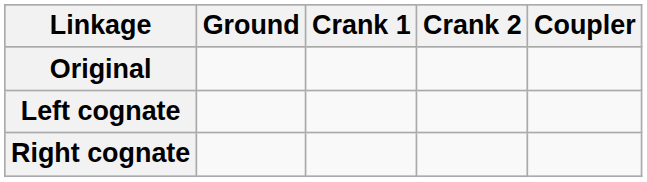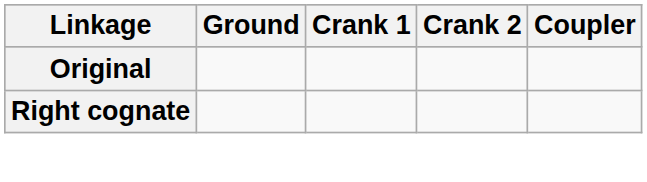- row: (101, 111)
